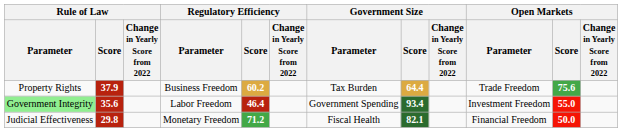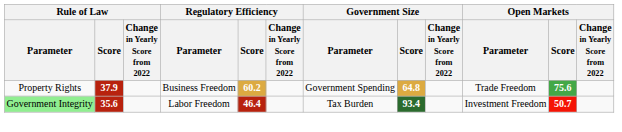(354, 88) Tax Burden -> (350, 88) Government Spending
(415, 88) 64.4 -> (411, 88) 64.8
(354, 104) Government Spending -> (350, 104) Tax Burden
(566, 104) 55.0 -> (563, 104) 50.7
- row: (110, 119)
